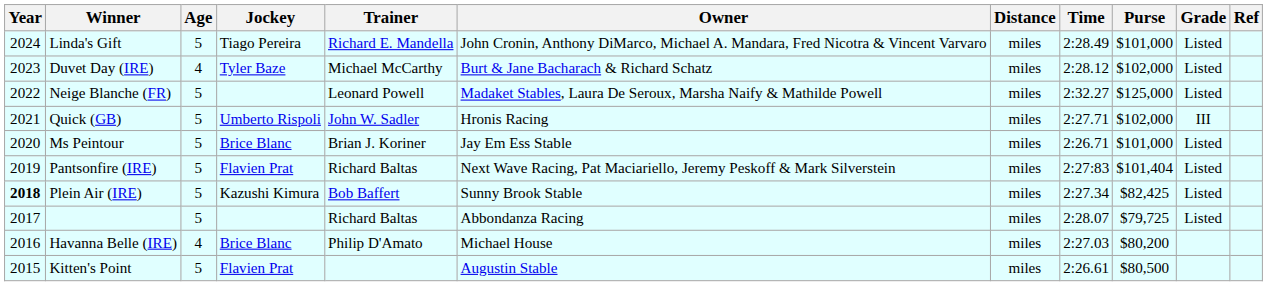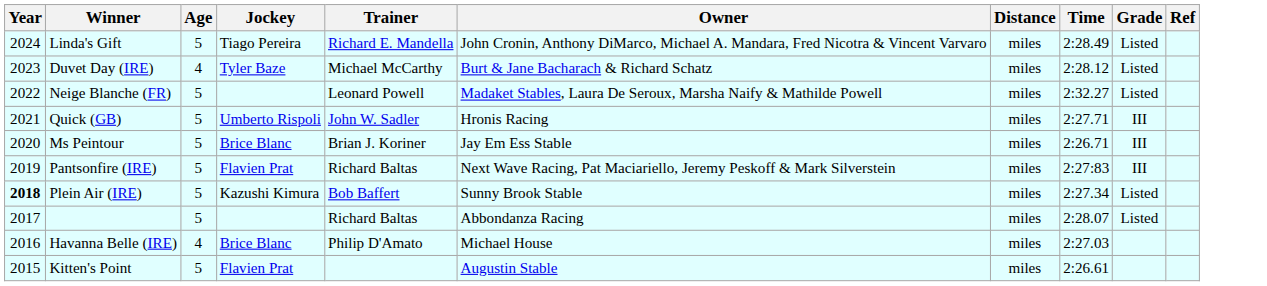- column: (1145, 17)
(1203, 143) Listed -> (1139, 143) III
(1203, 168) Listed -> (1139, 168) III
